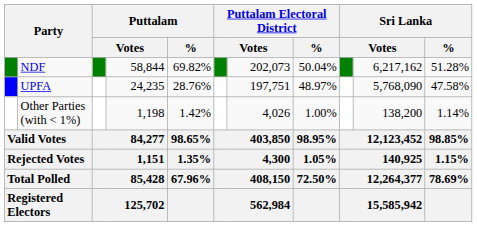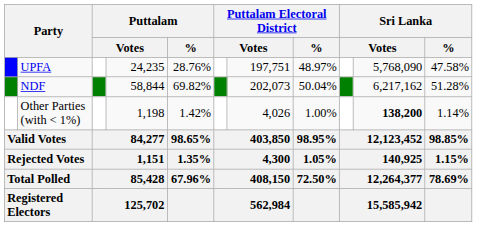rows swapped: (33, 67) <-> (36, 86)
(402, 113) normal -> (402, 113) bold
